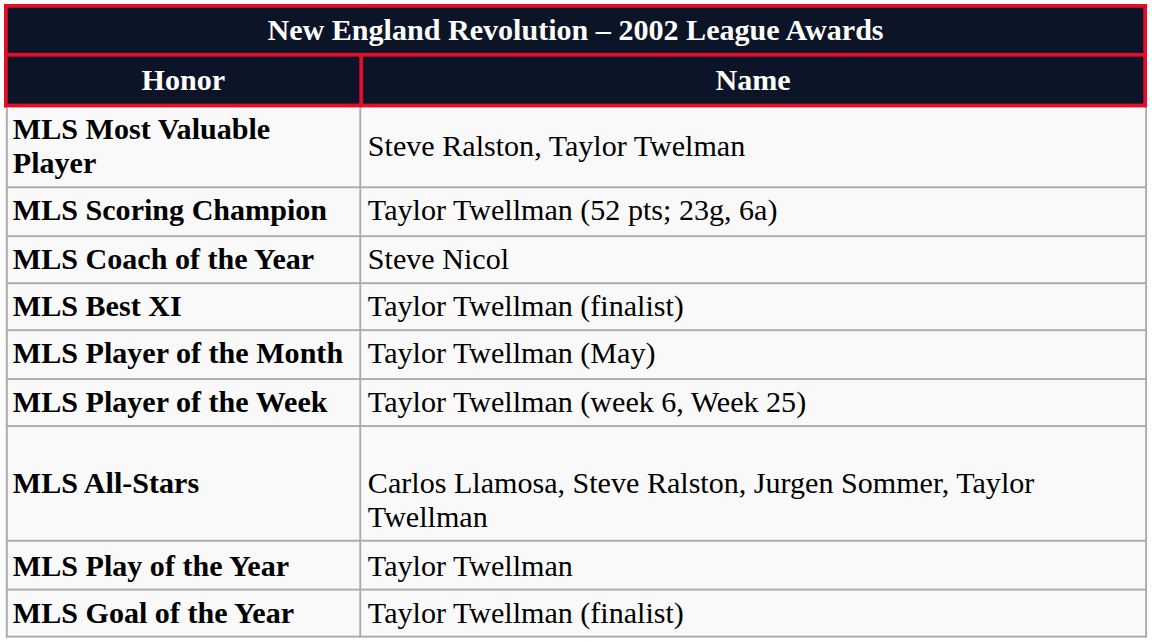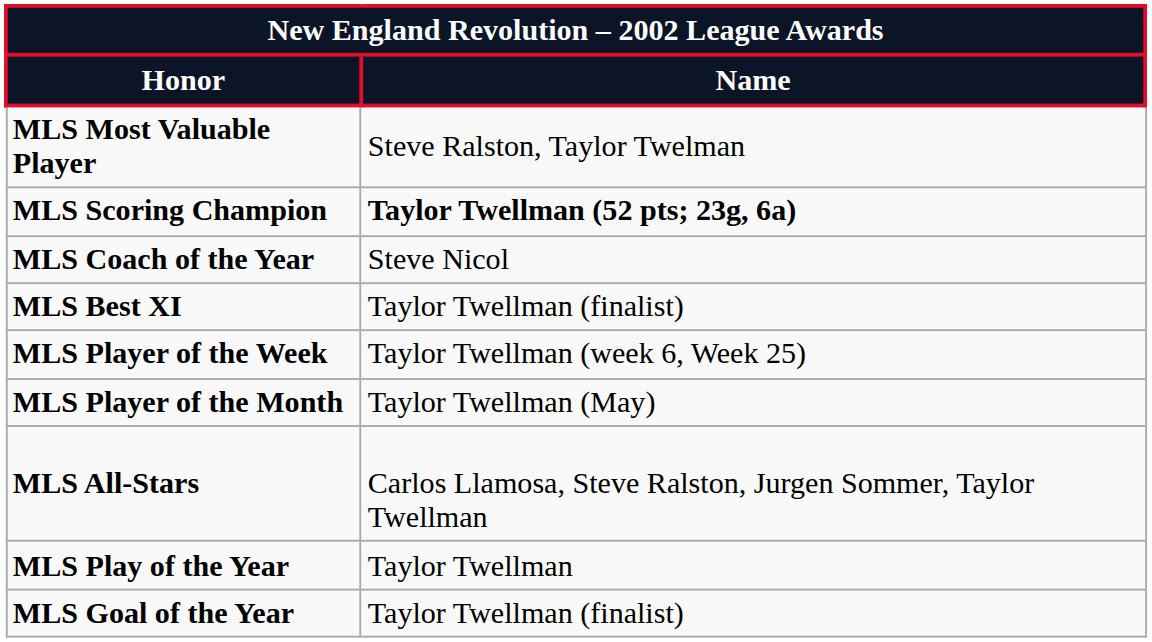(573, 210) normal -> (582, 210) bold
rows swapped: (178, 354) <-> (170, 401)
